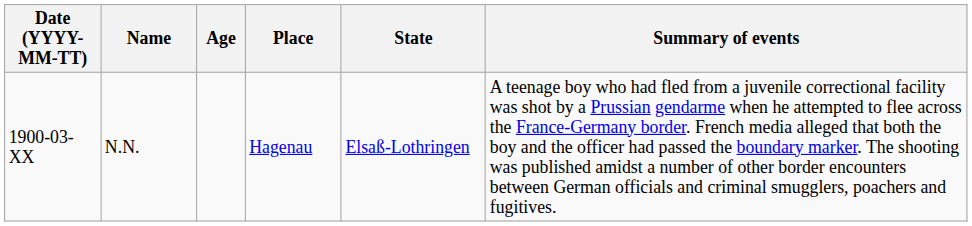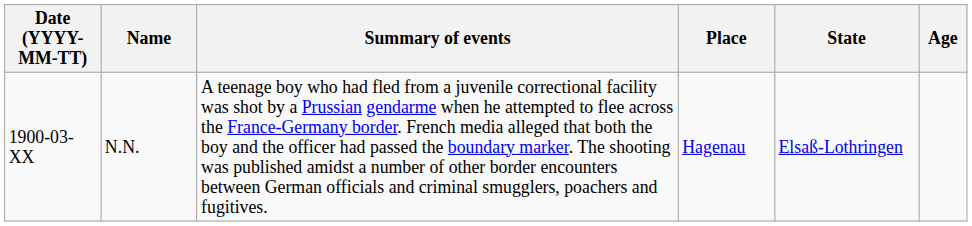columns swapped: (221, 38) <-> (726, 38)
